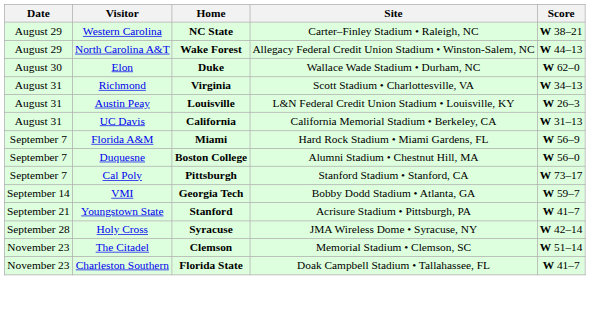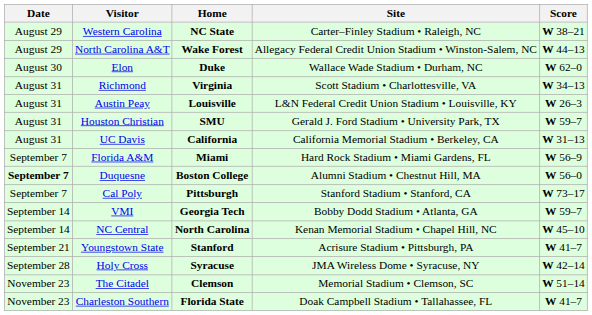+ row: (122, 121)
(38, 157) normal -> (38, 175) bold
+ row: (122, 229)
